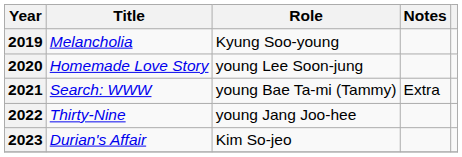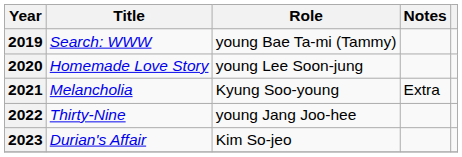(91, 41) Melancholia -> (101, 41) Search: WWW
(277, 41) Kyung Soo-young -> (306, 41) young Bae Ta-mi (Tammy)
(101, 90) Search: WWW -> (91, 90) Melancholia
(306, 90) young Bae Ta-mi (Tammy) -> (277, 90) Kyung Soo-young
